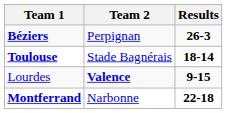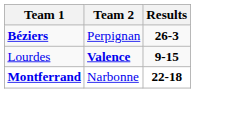- row: (32, 56)
